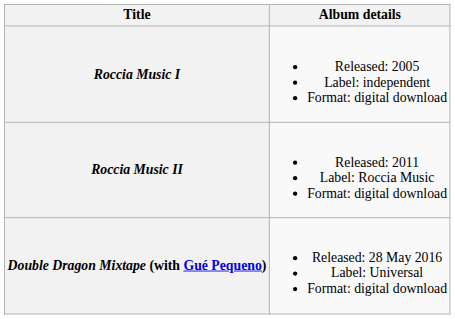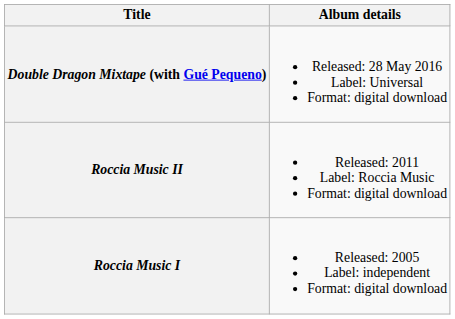rows swapped: (137, 74) <-> (137, 265)
